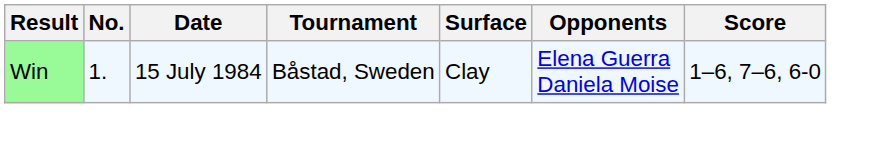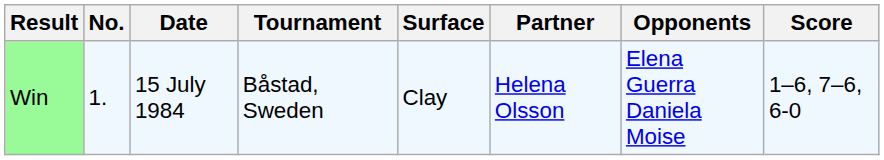+ column: (555, 22)
